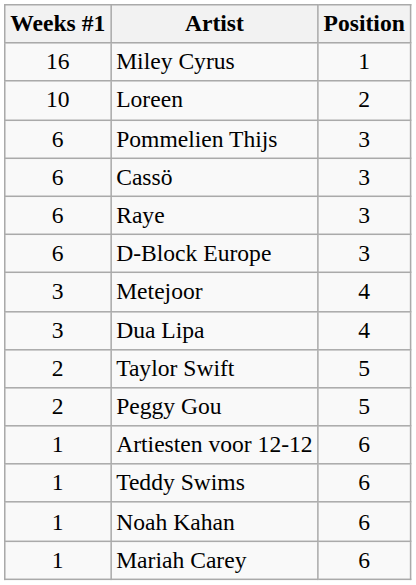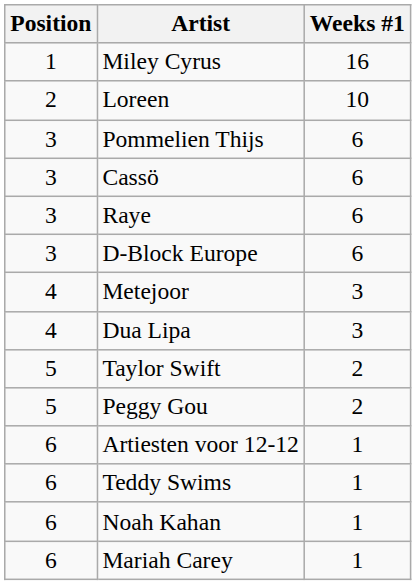columns swapped: (364, 23) <-> (58, 23)
